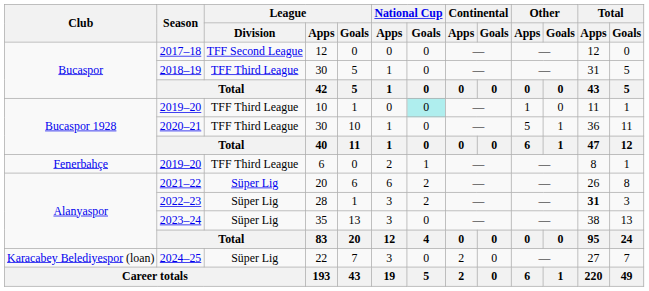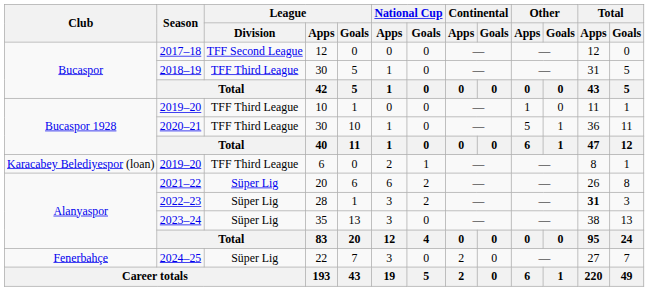(426, 107) paleturquoise background -> (426, 107) no background
(81, 164) Fenerbahçe -> (81, 164) Karacabey Belediyespor (loan)
(81, 257) Karacabey Belediyespor (loan) -> (81, 257) Fenerbahçe
